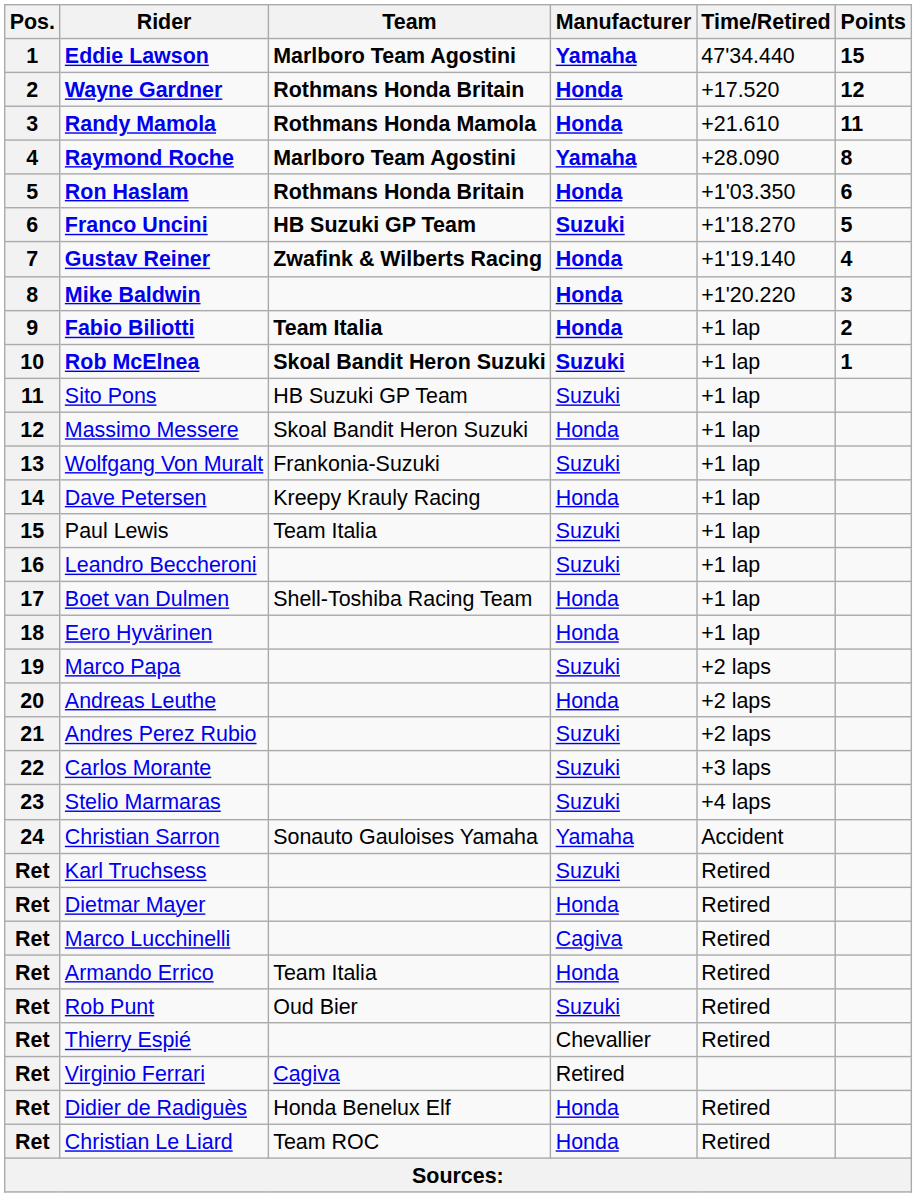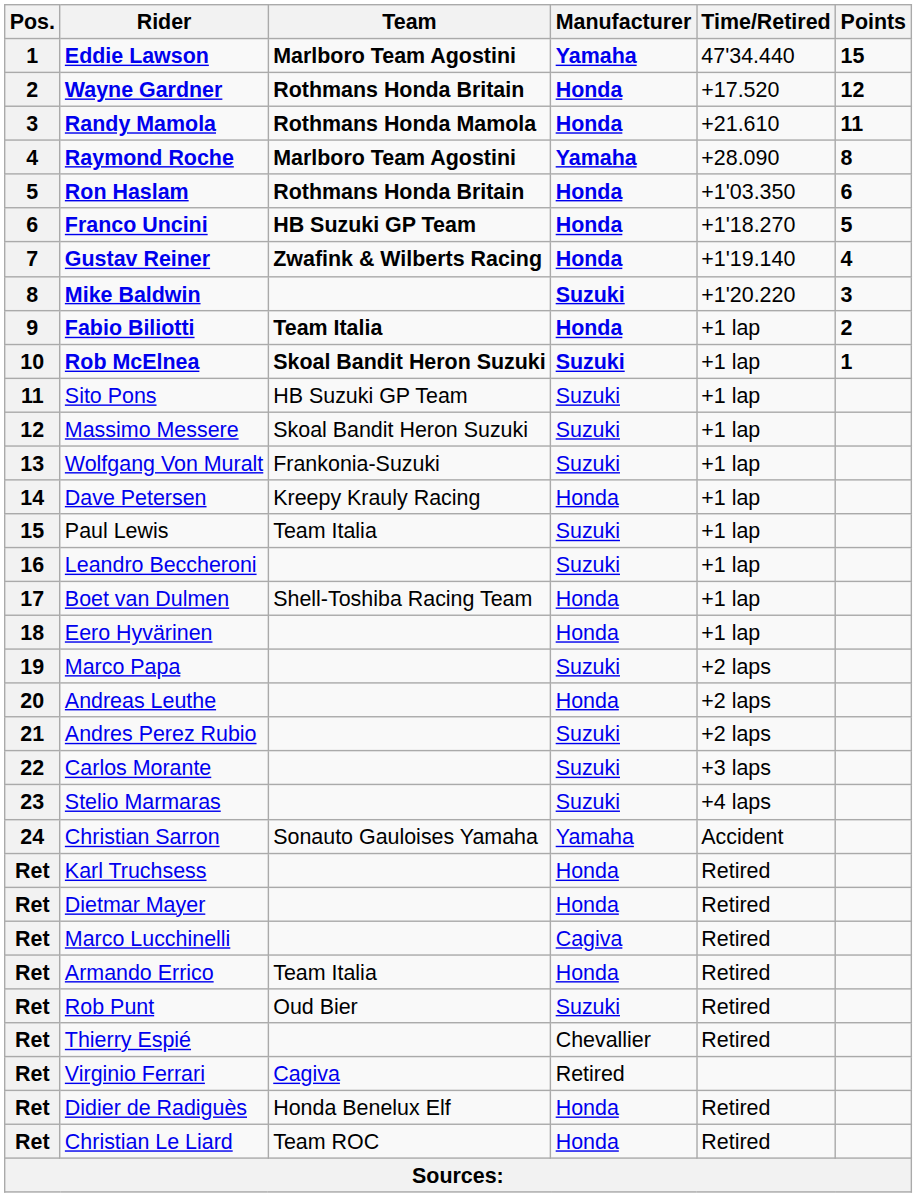(590, 225) Suzuki -> (589, 225) Honda
(589, 293) Honda -> (590, 293) Suzuki
(587, 429) Honda -> (588, 429) Suzuki
(588, 870) Suzuki -> (587, 870) Honda
